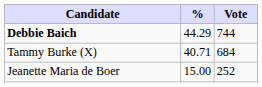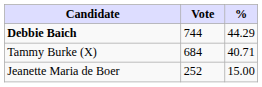columns swapped: (236, 14) <-> (197, 14)
